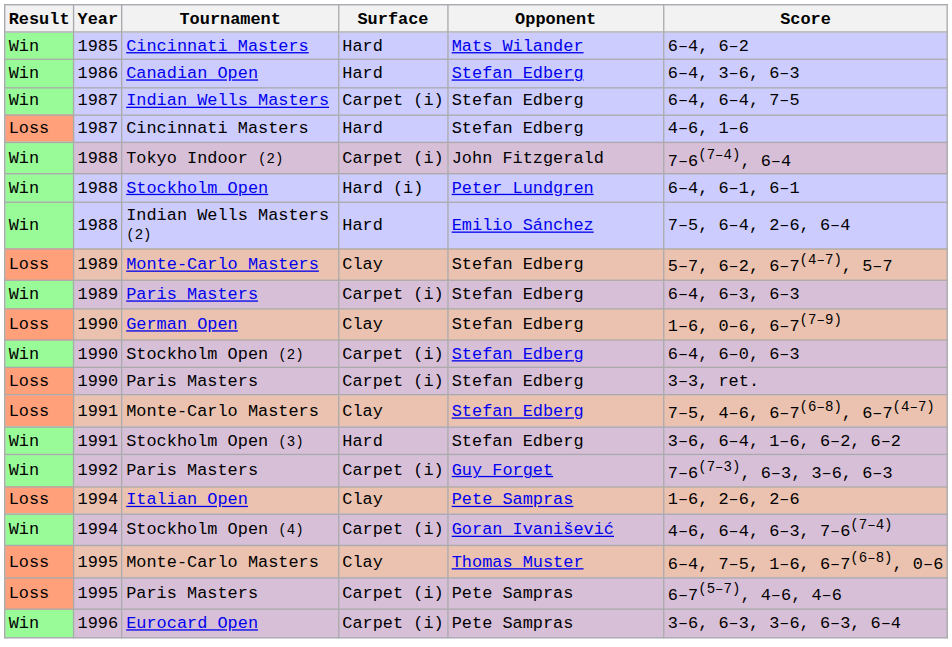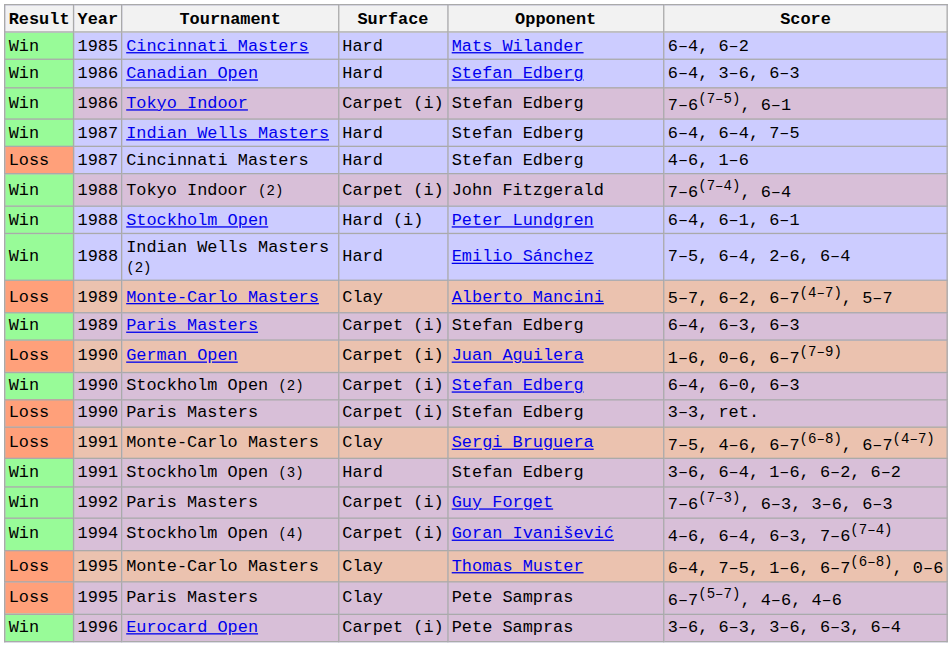+ row: (98, 103)
(393, 101) Carpet (i) -> (363, 133) Hard
(518, 265) Stefan Edberg -> (528, 297) Alberto Mancini
(363, 324) Clay -> (393, 356) Carpet (i)
(518, 324) Stefan Edberg -> (518, 356) Juan Aguilera
(518, 411) Stefan Edberg -> (523, 443) Sergi Bruguera
- row: (98, 500)
(393, 594) Carpet (i) -> (363, 598) Clay
